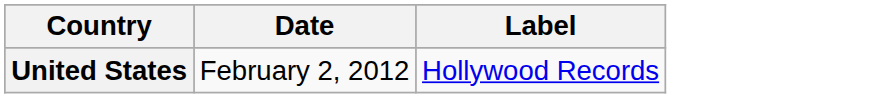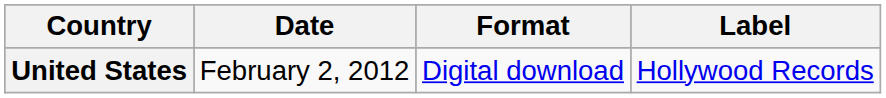+ column: (523, 26)
